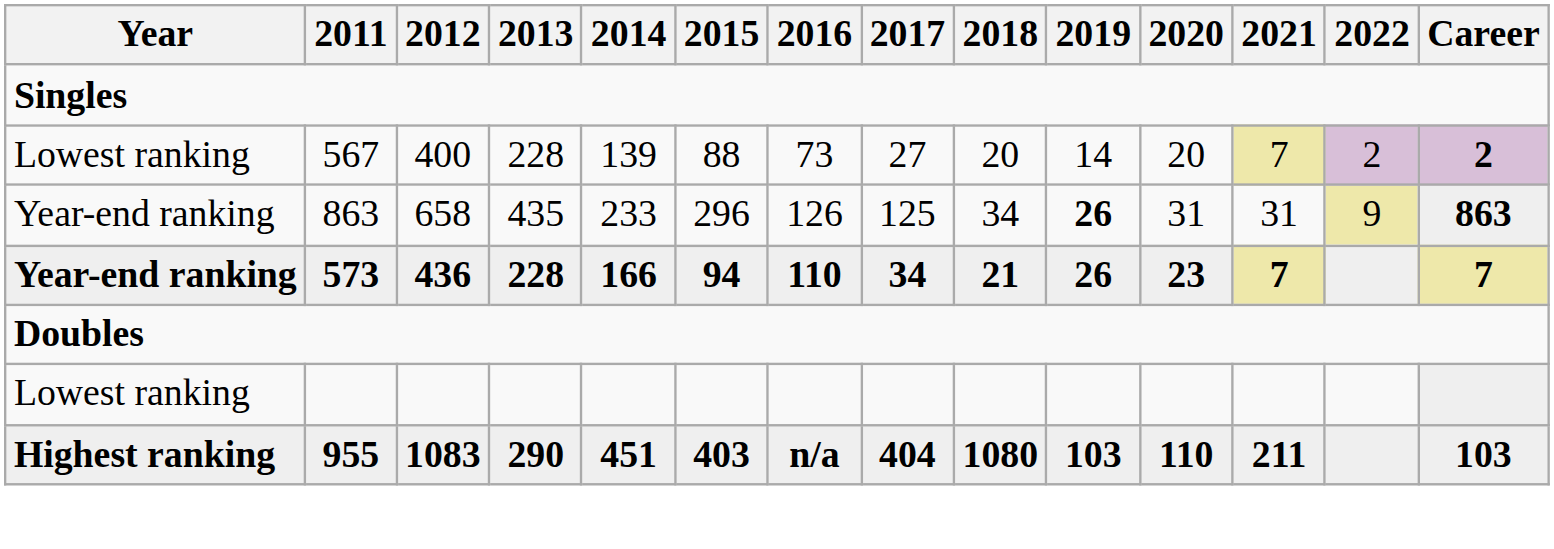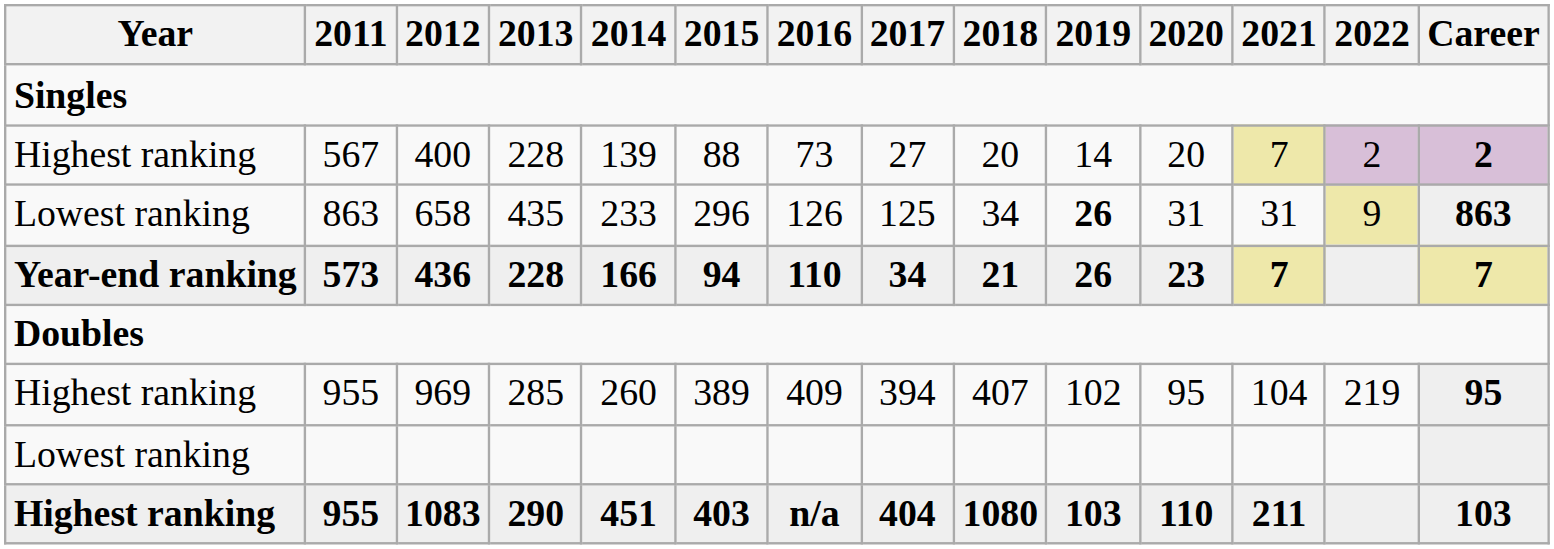(132, 154) Lowest ranking -> (135, 154) Highest ranking
(144, 214) Year-end ranking -> (132, 214) Lowest ranking
+ row: (443, 393)
